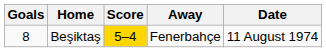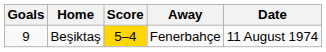(26, 36) 8 -> (26, 36) 9
